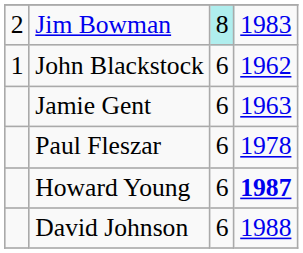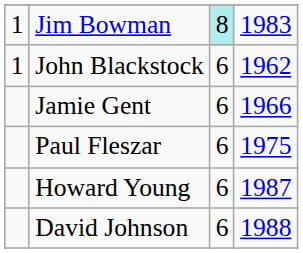(17, 24) 2 -> (17, 24) 1
(266, 106) 1963 -> (266, 106) 1966
(266, 146) 1978 -> (266, 146) 1975
(266, 187) bold -> (266, 187) normal
